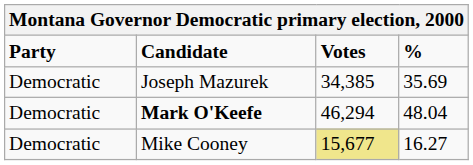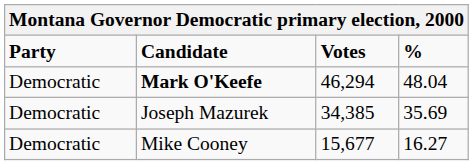rows swapped: (201, 112) <-> (205, 81)
(348, 143) khaki background -> (348, 143) no background
